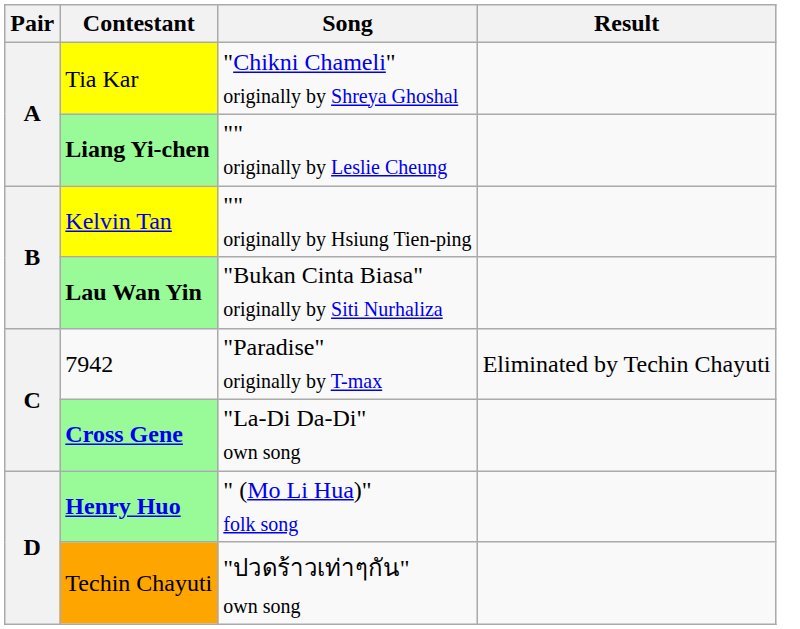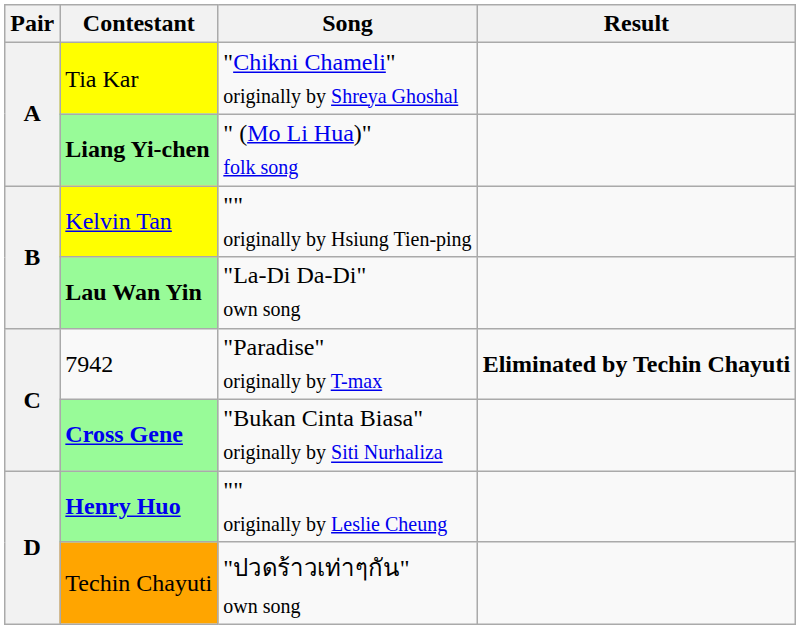(335, 149) "" originally by Leslie Cheung -> (297, 149) " (Mo Li Hua)" folk song
(333, 292) "Bukan Cinta Biasa" originally by Siti Nurhaliza -> (295, 292) "La-Di Da-Di" own song
(627, 363) normal -> (636, 363) bold
(295, 434) "La-Di Da-Di" own song -> (333, 434) "Bukan Cinta Biasa" originally by Siti Nurhaliza
(297, 506) " (Mo Li Hua)" folk song -> (335, 506) "" originally by Leslie Cheung
